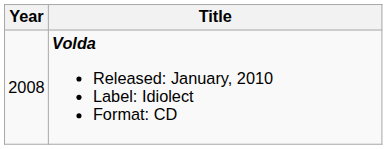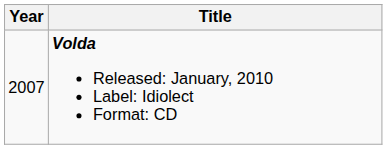(26, 87) 2008 -> (26, 87) 2007
